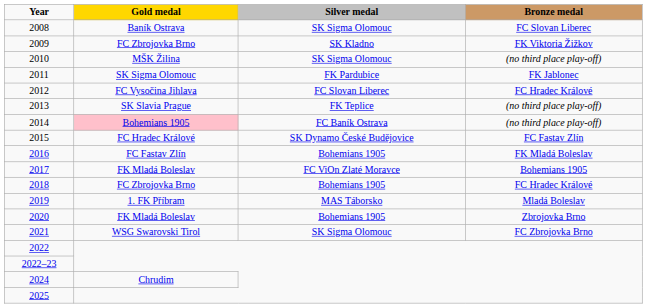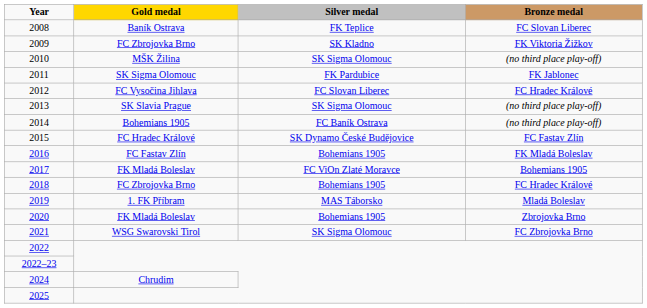(352, 28) SK Sigma Olomouc -> (352, 28) FK Teplice
(352, 106) FK Teplice -> (352, 106) SK Sigma Olomouc
(156, 122) pink background -> (156, 122) no background
